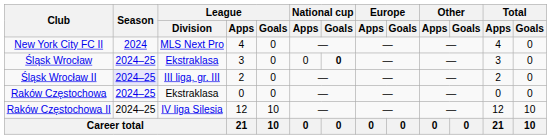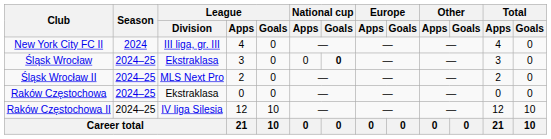(192, 45) MLS Next Pro -> (192, 45) III liga, gr. III
(135, 77) lavender background -> (135, 77) no background
(192, 77) III liga, gr. III -> (192, 77) MLS Next Pro
